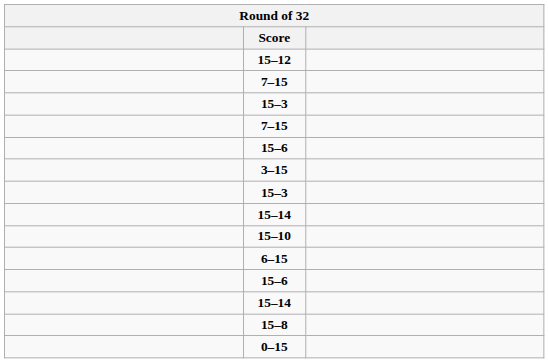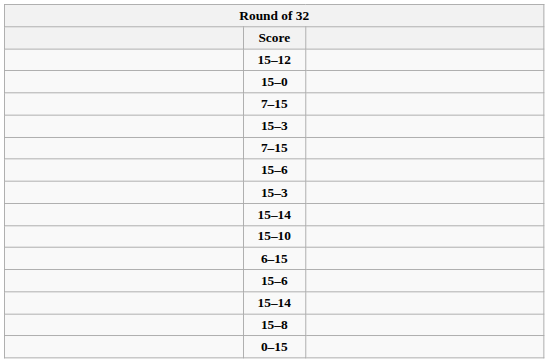+ row: (124, 82)
- row: (124, 171)
